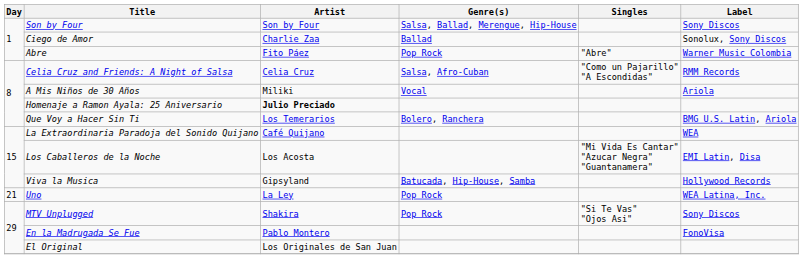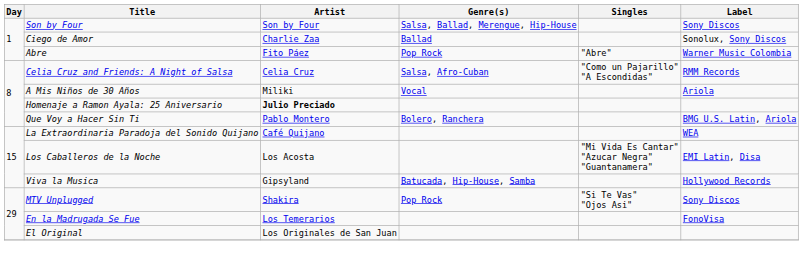(299, 119) Los Temerarios -> (296, 119) Pablo Montero
- row: (34, 195)
(296, 233) Pablo Montero -> (299, 219) Los Temerarios
